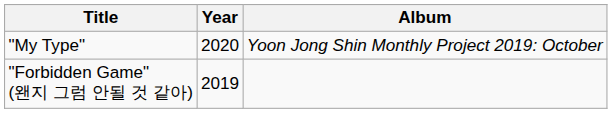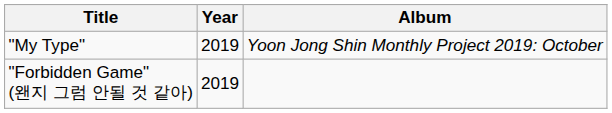(220, 45) 2020 -> (220, 45) 2019
